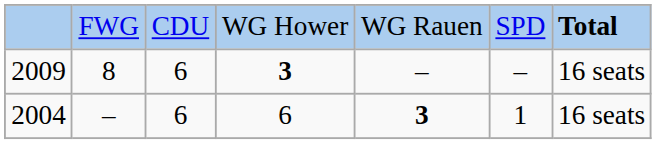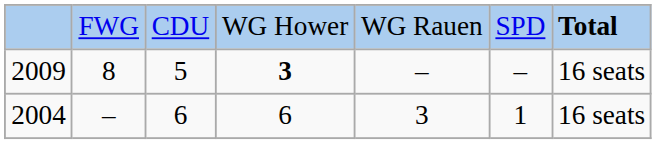(180, 70) 6 -> (180, 70) 5
(422, 114) bold -> (422, 114) normal
